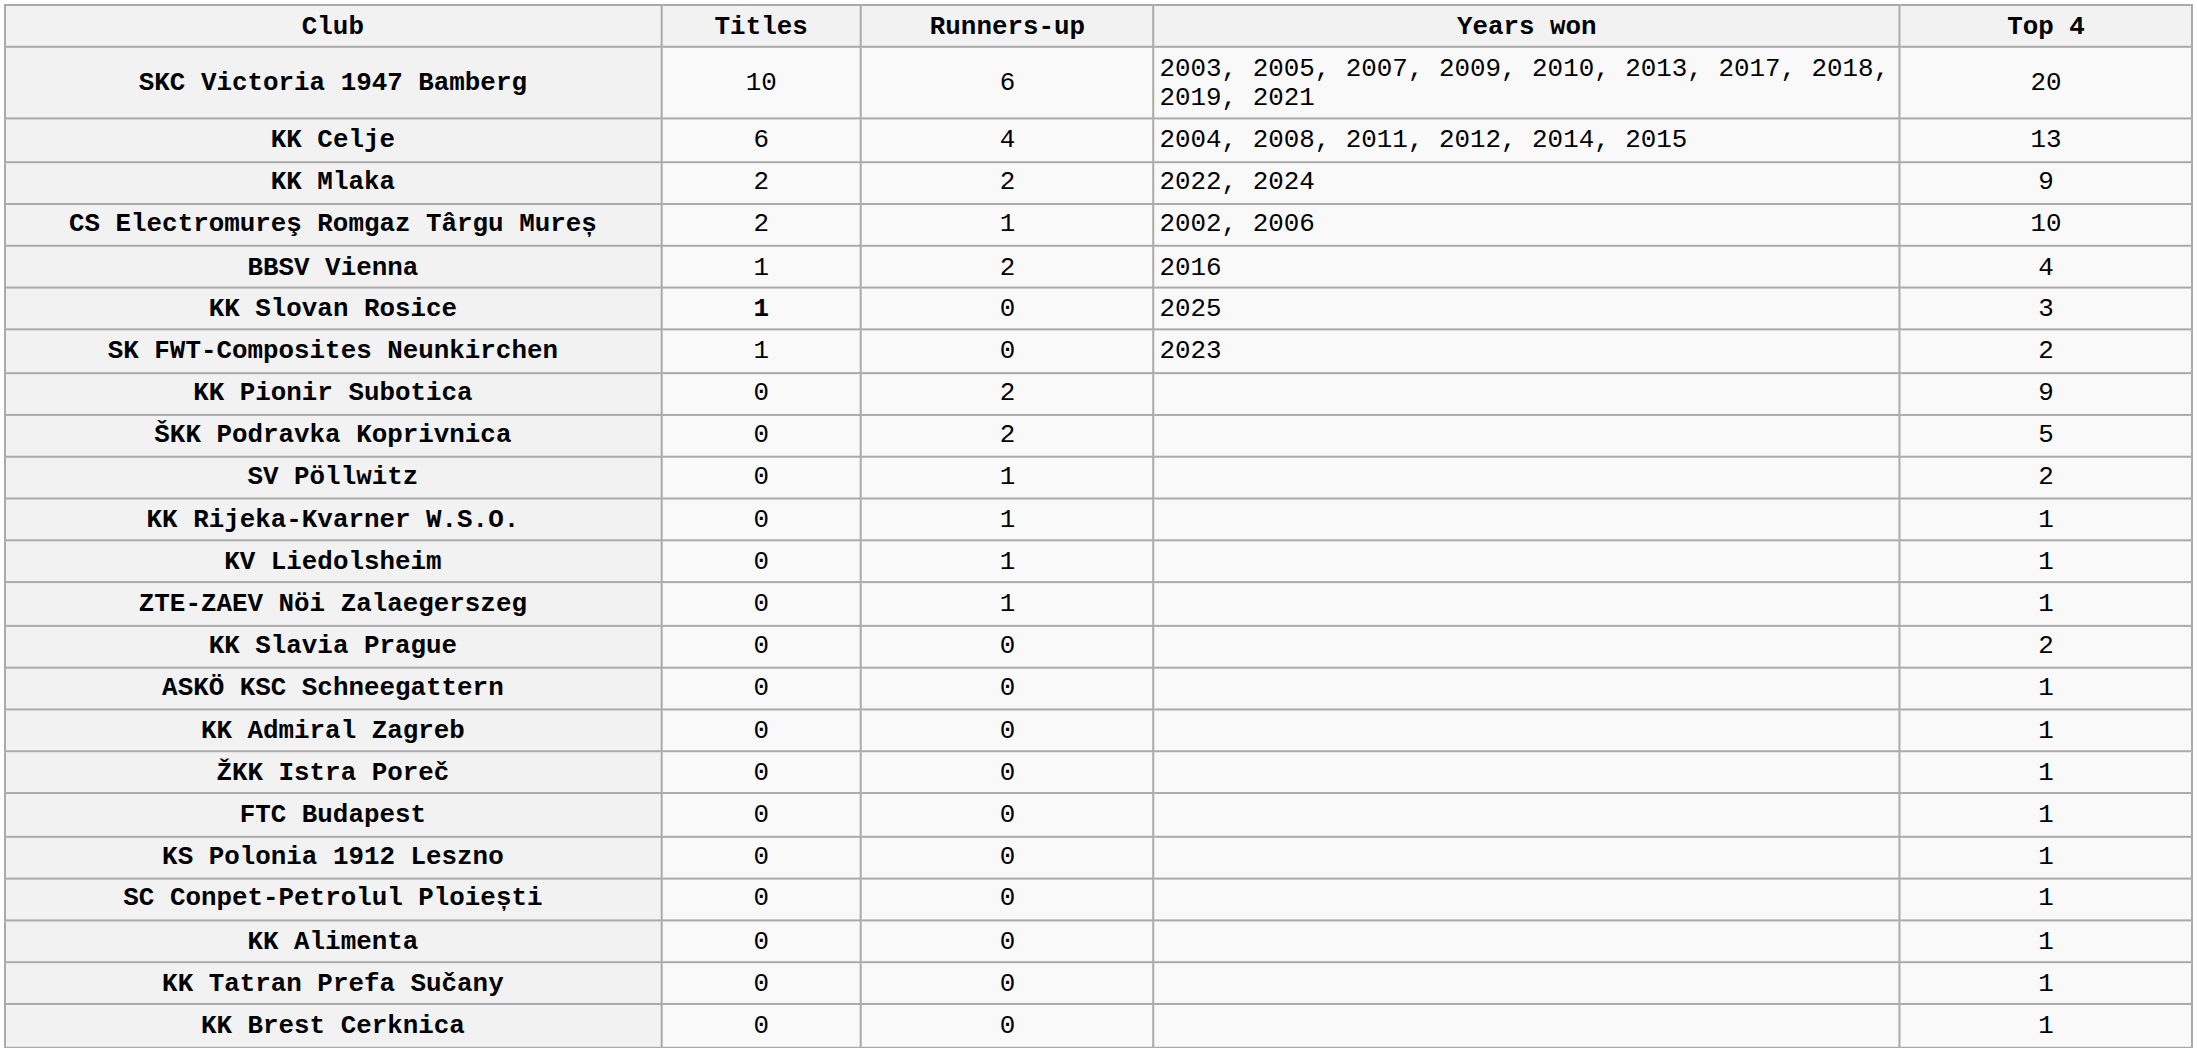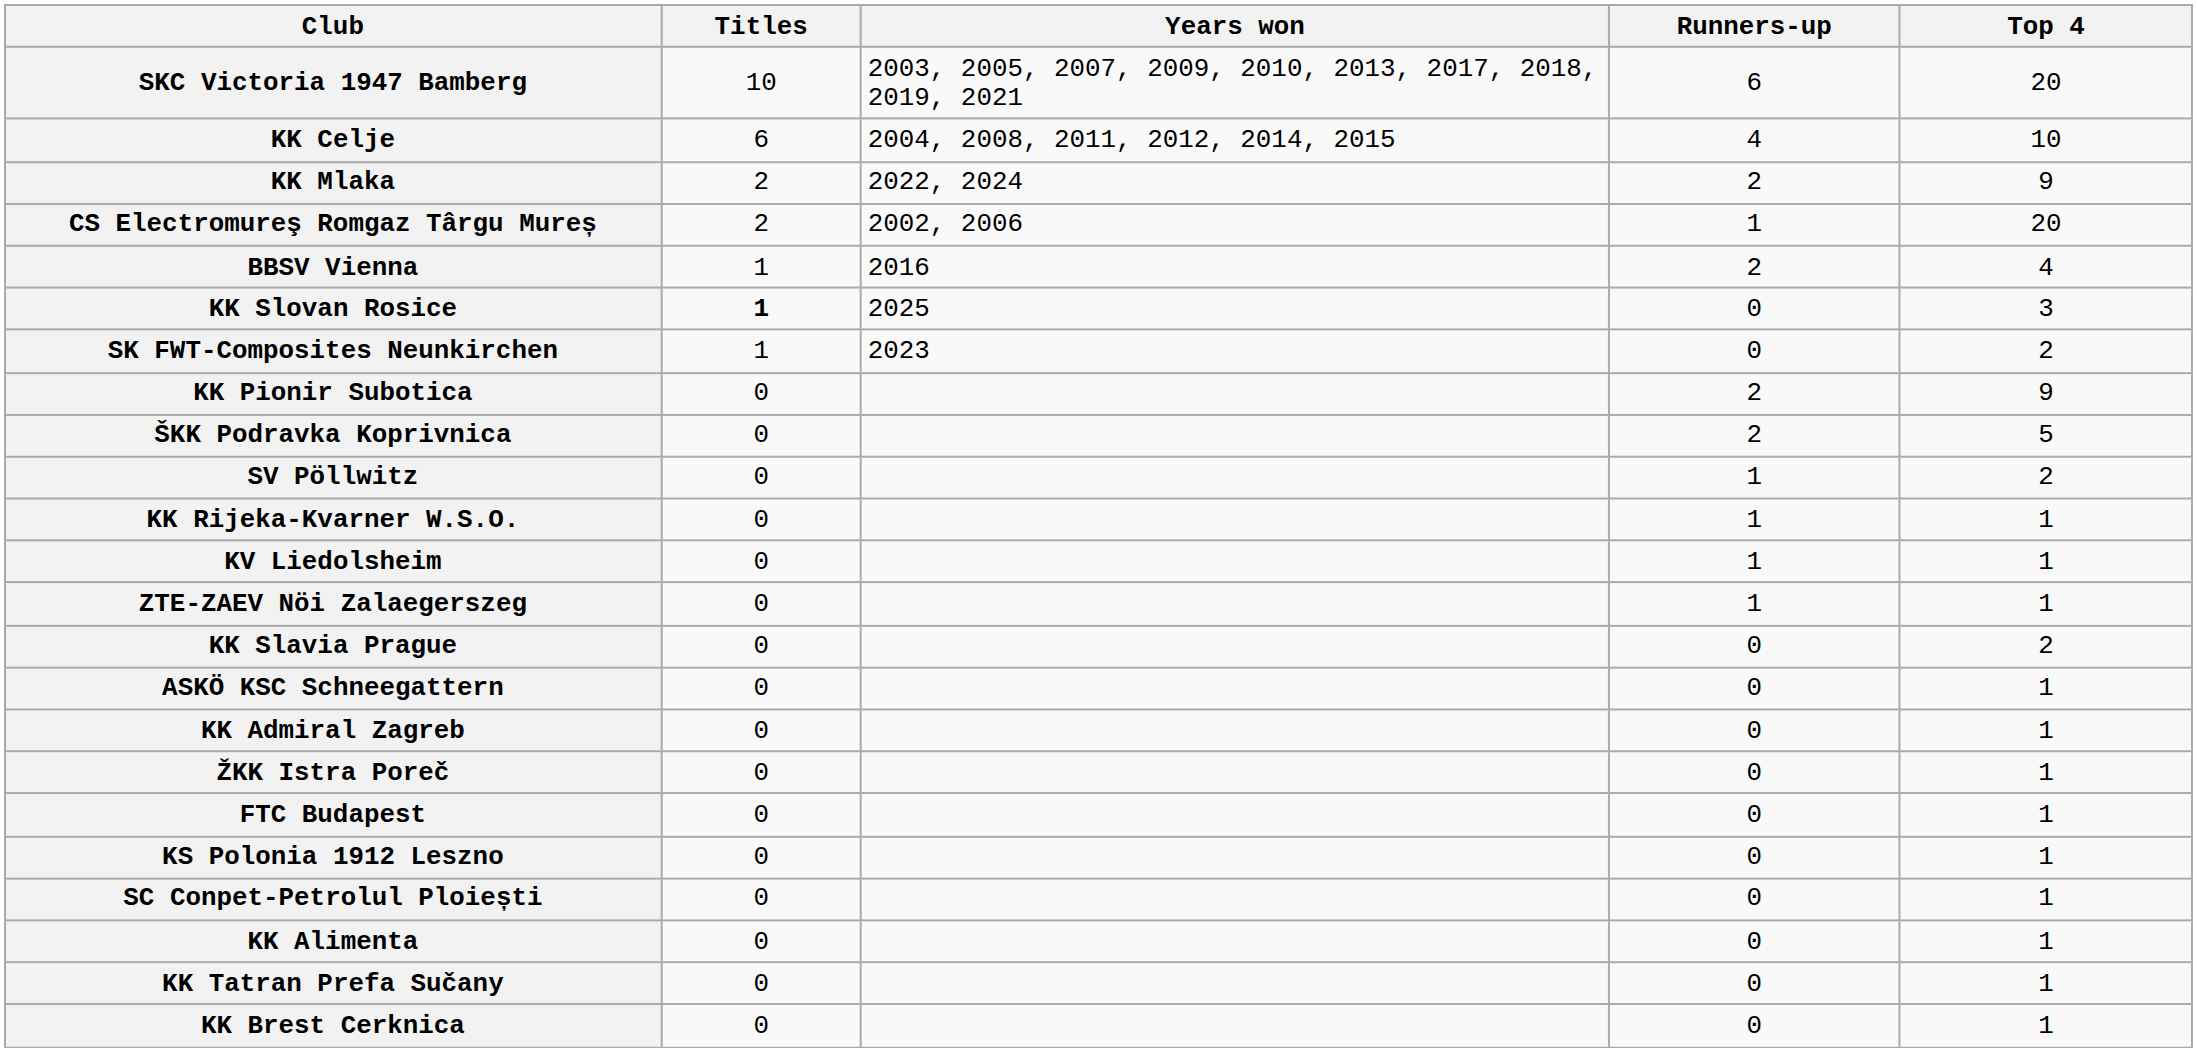columns swapped: (1527, 26) <-> (1007, 26)
(2046, 140) 13 -> (2046, 140) 10
(2046, 225) 10 -> (2046, 225) 20
